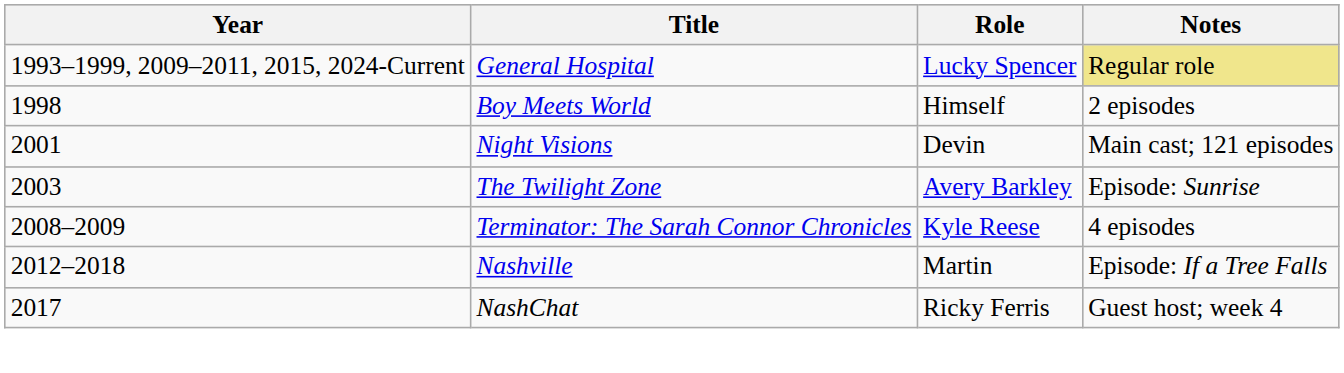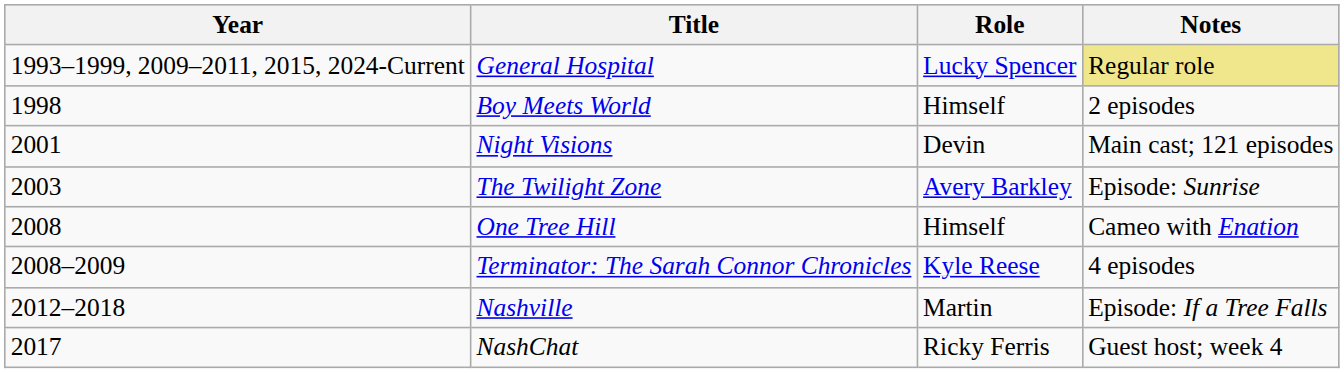+ row: (546, 226)
